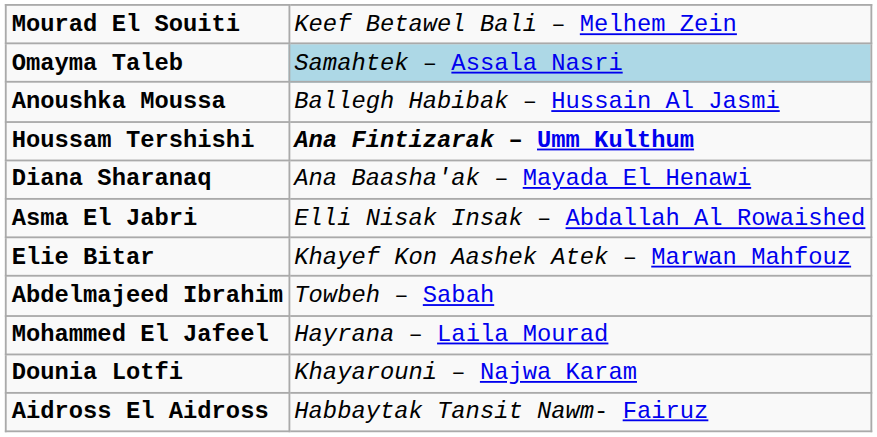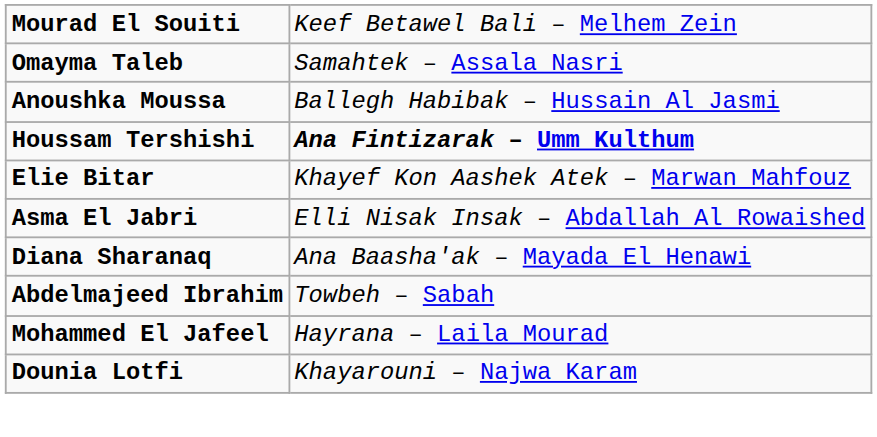(459, 63) lightblue background -> (459, 63) no background
rows swapped: (83, 257) <-> (112, 179)
- row: (140, 412)
